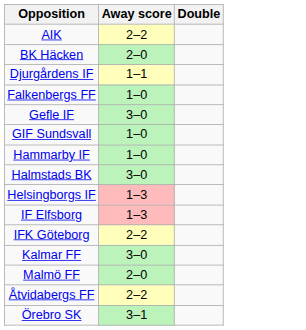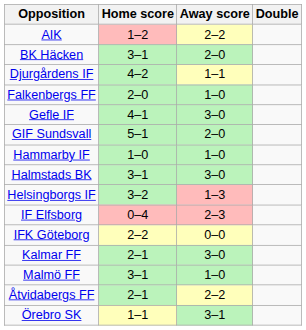+ column: (138, 14)
(137, 134) 1–0 -> (215, 134) 2–0
(137, 214) 1–3 -> (215, 214) 2–3
(137, 235) 2–2 -> (215, 235) 0–0
(137, 275) 2–0 -> (215, 275) 1–0
